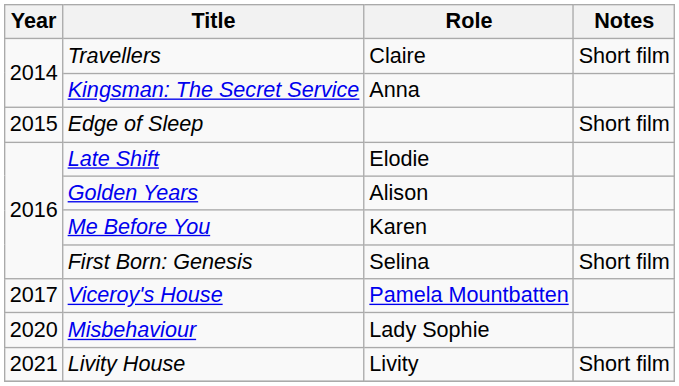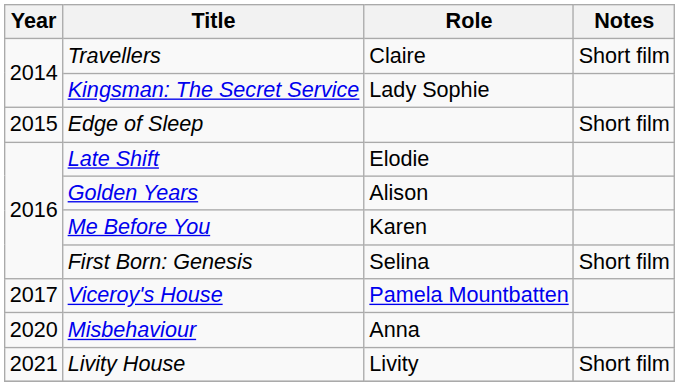(395, 90) Anna -> (429, 90) Lady Sophie
(429, 329) Lady Sophie -> (395, 329) Anna
